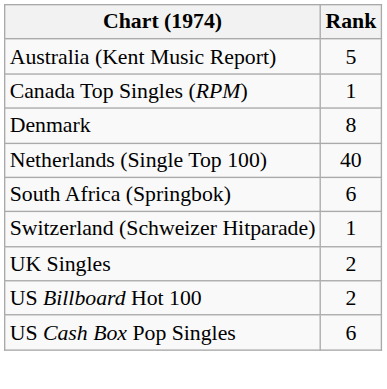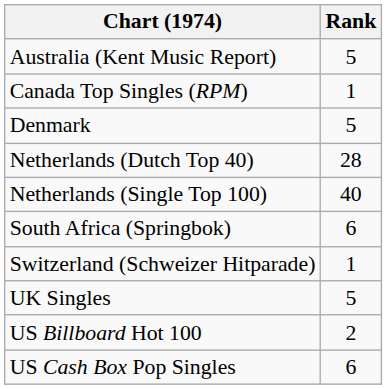(351, 125) 8 -> (351, 125) 5
+ row: (132, 159)
(351, 263) 2 -> (351, 297) 5
